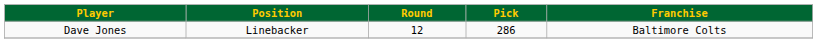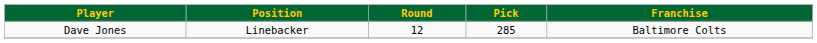(506, 30) 286 -> (506, 30) 285
